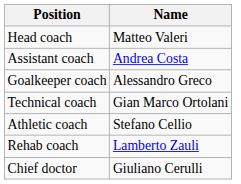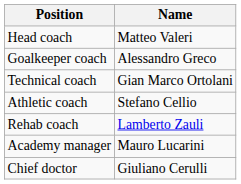- row: (51, 59)
+ row: (59, 146)
